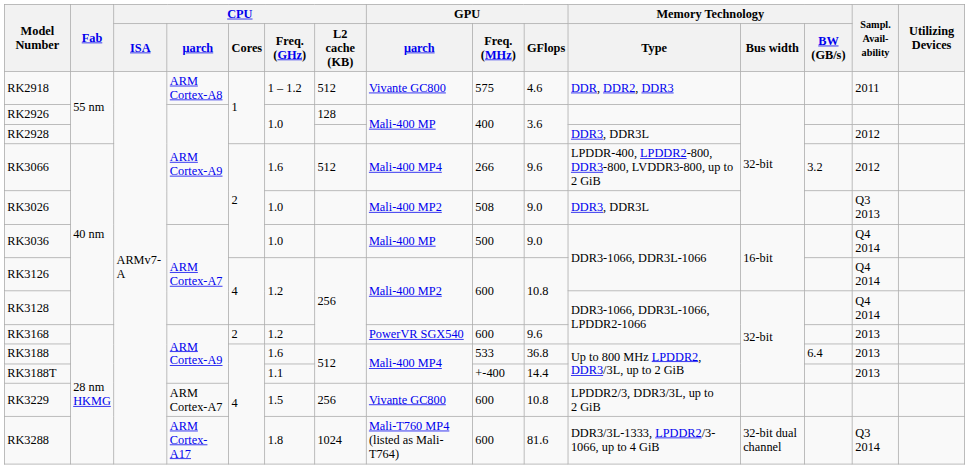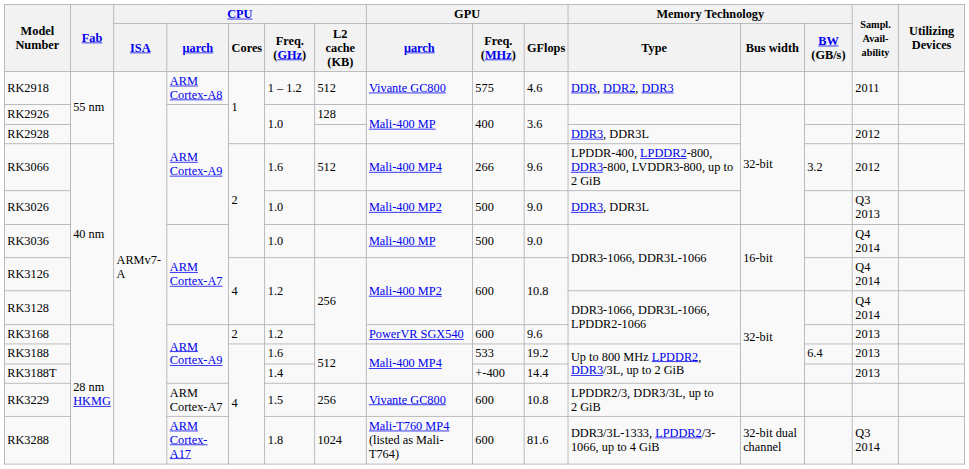(485, 207) 508 -> (485, 207) 500
(538, 353) 36.8 -> (538, 353) 19.2
(276, 373) 1.1 -> (276, 373) 1.4
